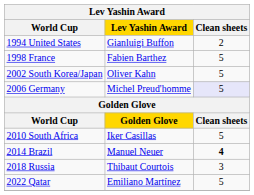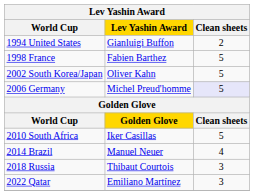(221, 151) bold -> (221, 151) normal
(221, 182) 5 -> (221, 182) 3
